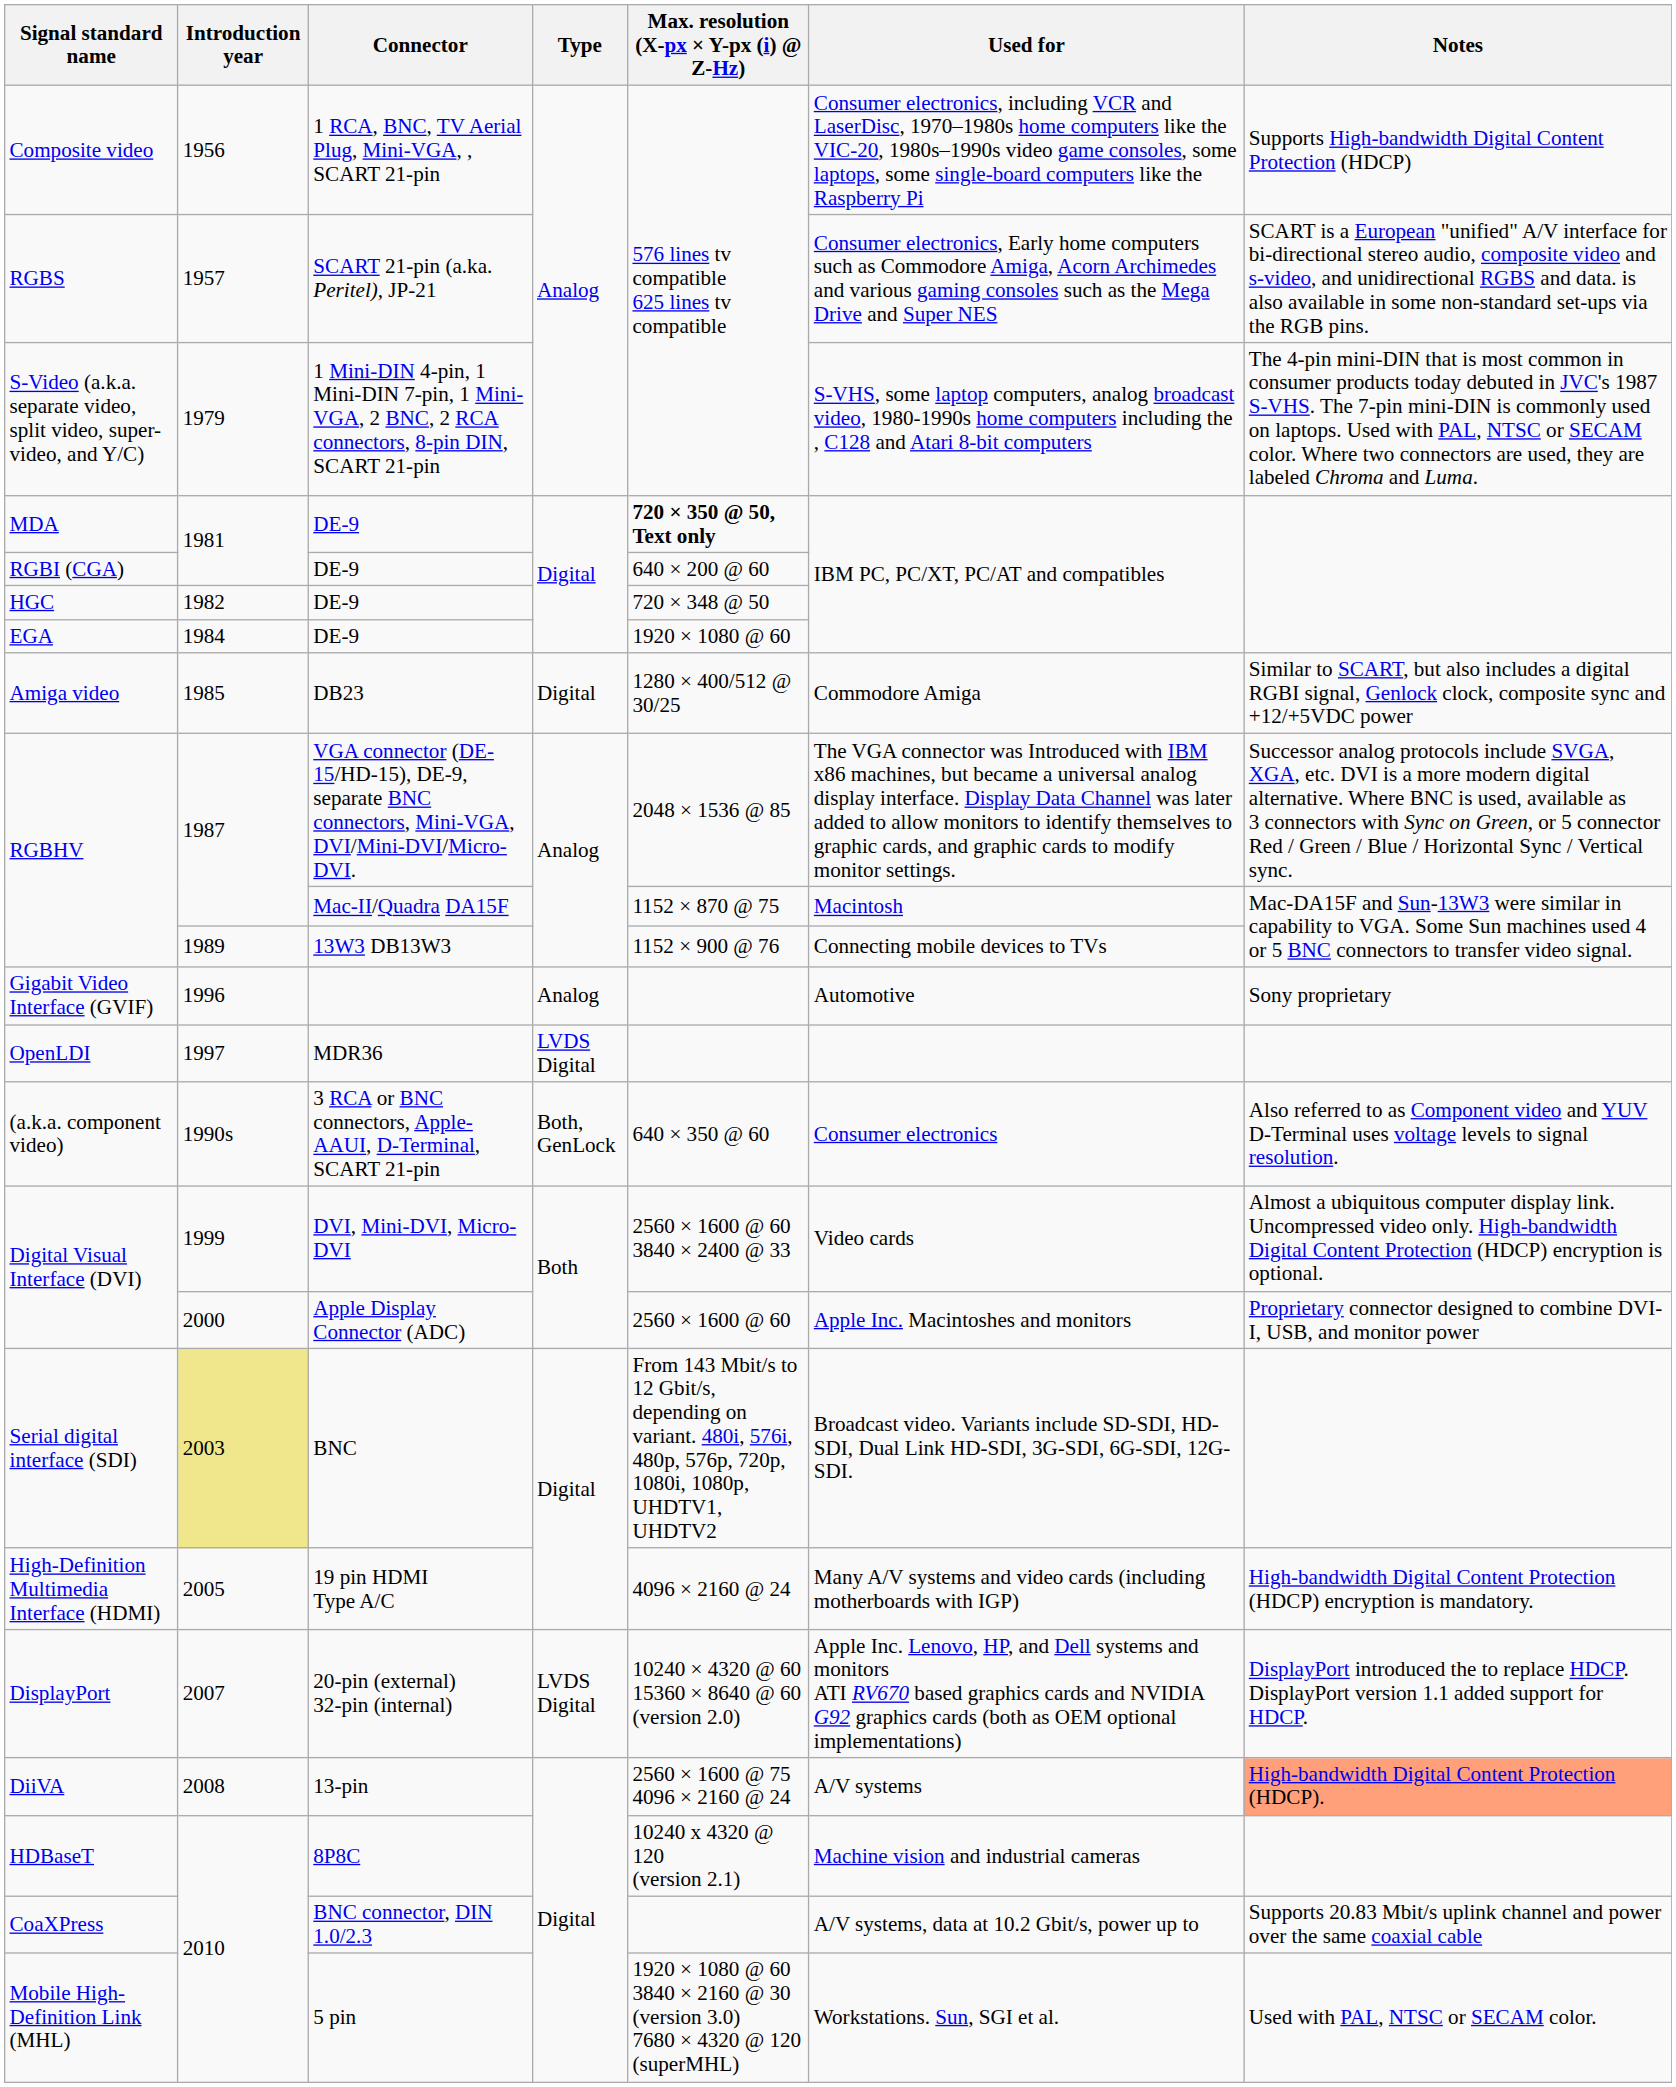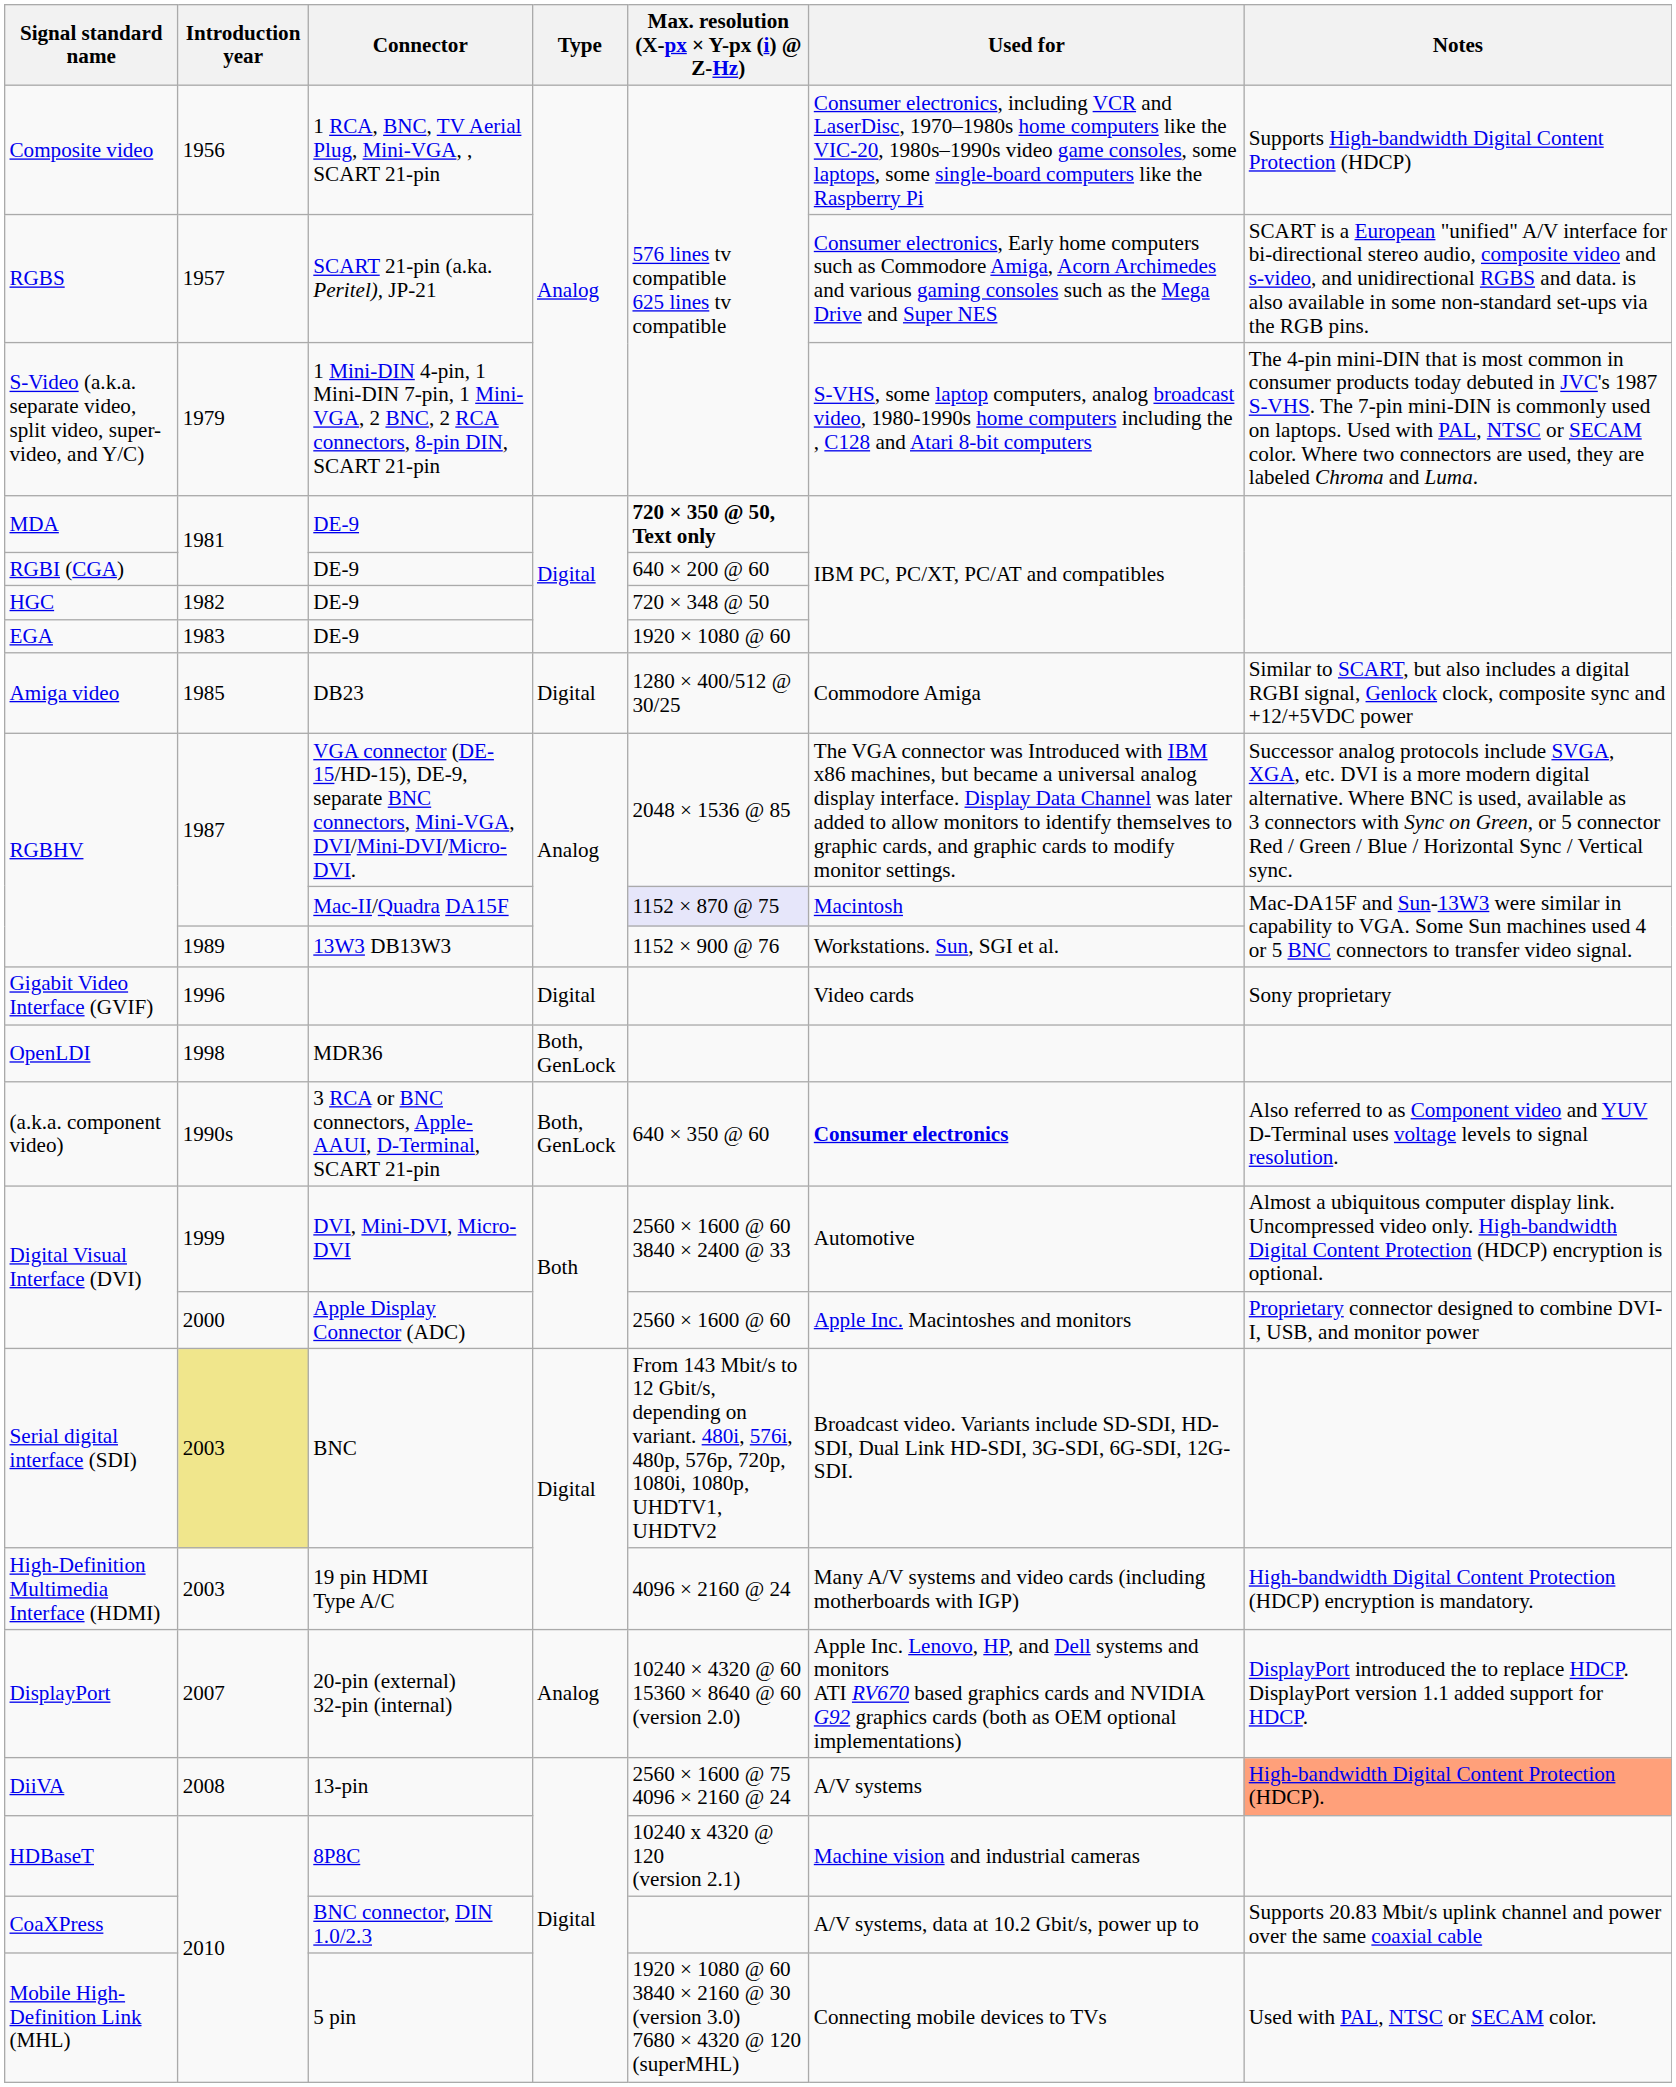(204, 635) 1984 -> (204, 635) 1983
(706, 906) no background -> (706, 906) lavender background
(960, 946) Connecting mobile devices to TVs -> (936, 946) Workstations. Sun, SGI et al.
(568, 995) Analog -> (566, 995) Digital
(864, 995) Automotive -> (864, 995) Video cards
(204, 1052) 1997 -> (204, 1052) 1998
(566, 1052) LVDS Digital -> (576, 1052) Both, GenLock
(906, 1133) normal -> (911, 1133) bold
(864, 1238) Video cards -> (864, 1238) Automotive
(204, 1588) 2005 -> (204, 1588) 2003
(566, 1693) LVDS Digital -> (568, 1693) Analog
(936, 2017) Workstations. Sun, SGI et al. -> (960, 2017) Connecting mobile devices to TVs
